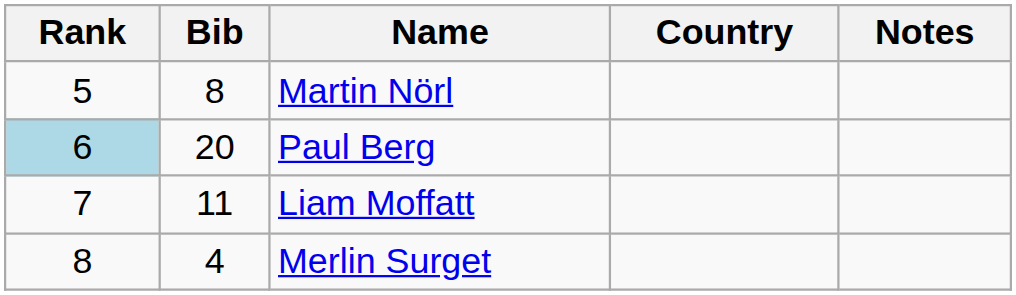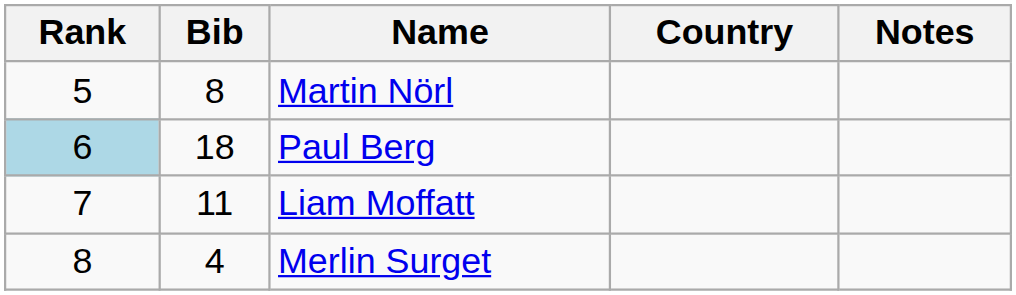(215, 146) 20 -> (215, 146) 18
